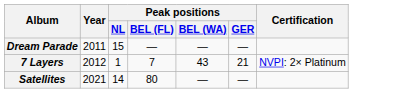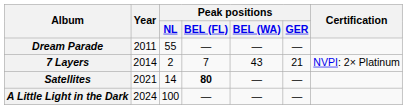(118, 46) 15 -> (170, 46) 55
(94, 63) 2012 -> (145, 63) 2014
(118, 63) 1 -> (170, 63) 2
(152, 79) normal -> (206, 79) bold
+ row: (68, 96)
